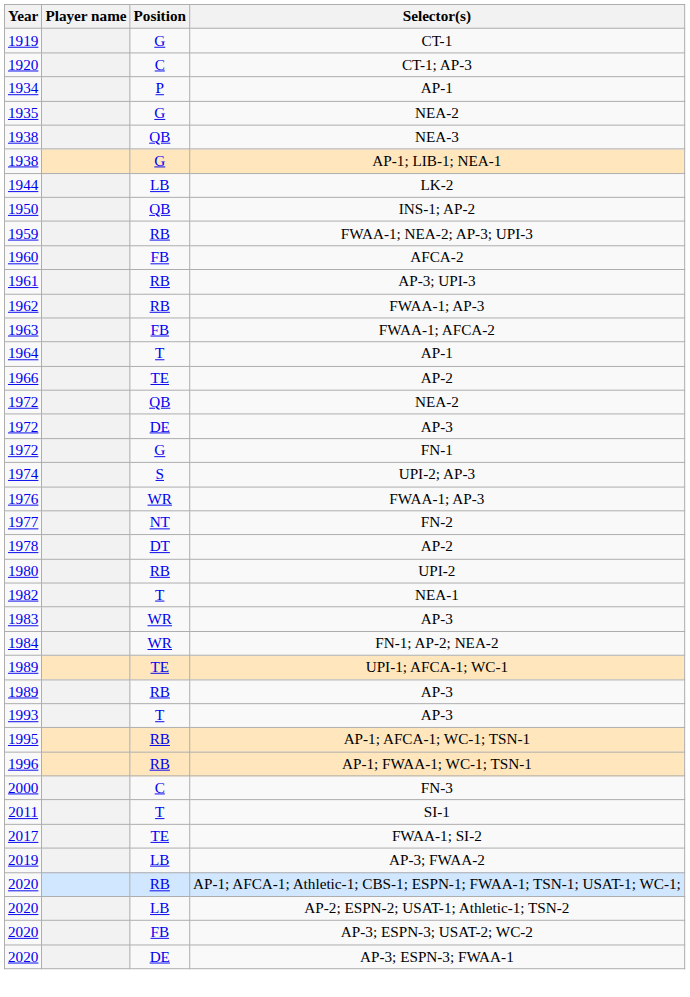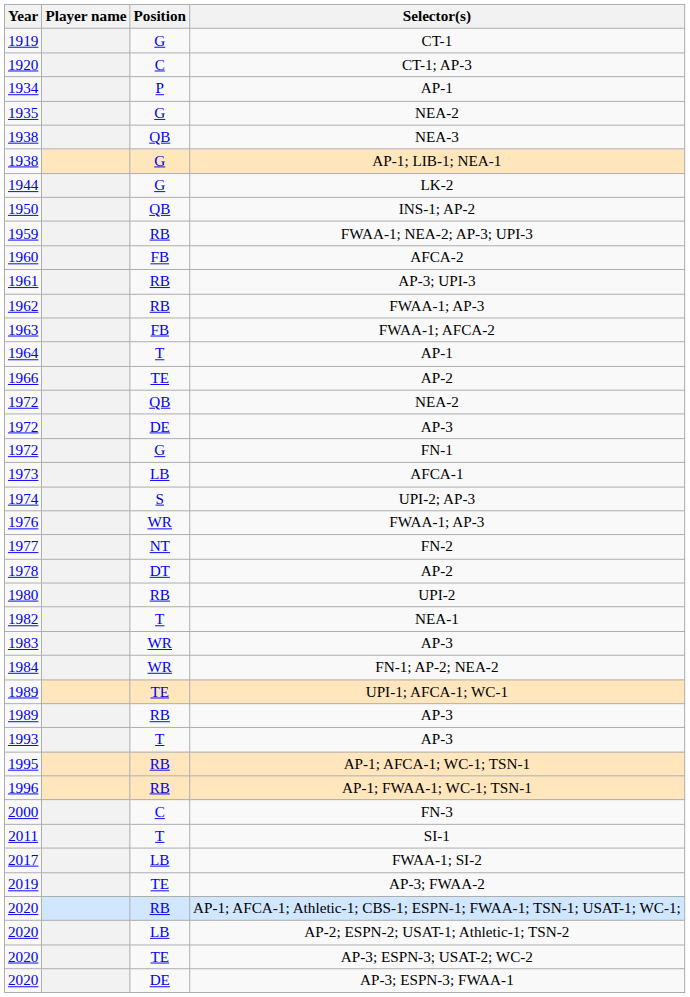(160, 185) LB -> (160, 185) G
+ row: (23, 474)
(160, 836) TE -> (160, 860) LB
(160, 860) LB -> (160, 884) TE
(160, 932) FB -> (160, 956) TE
